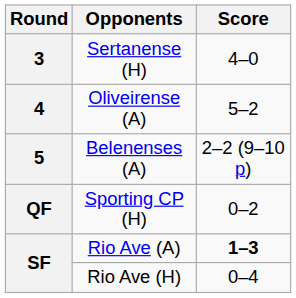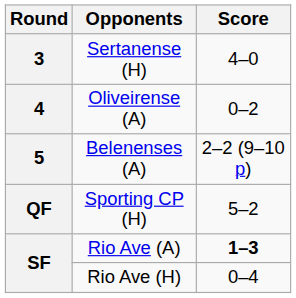(243, 108) 5–2 -> (243, 108) 0–2
(243, 208) 0–2 -> (243, 208) 5–2
